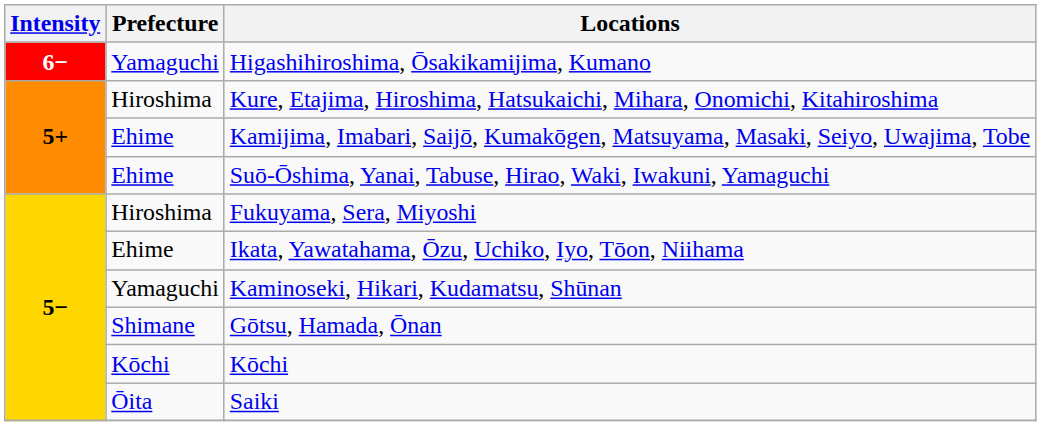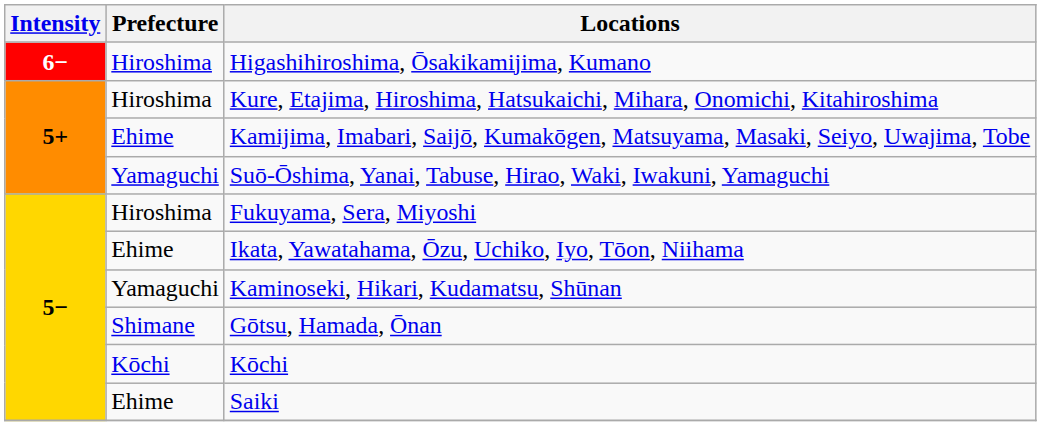(165, 61) Yamaguchi -> (162, 61) Hiroshima
(142, 174) Ehime -> (165, 174) Yamaguchi
(132, 401) Ōita -> (142, 401) Ehime
